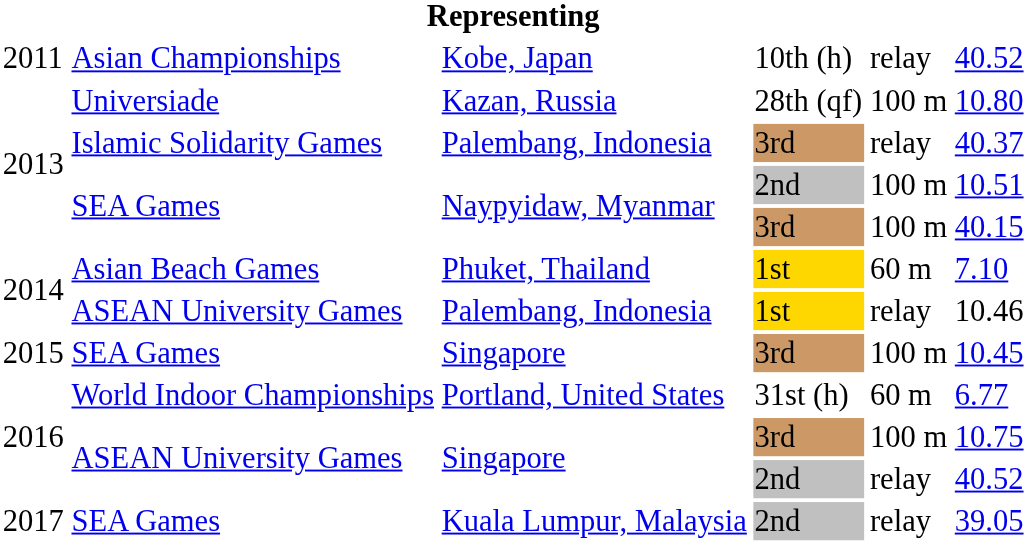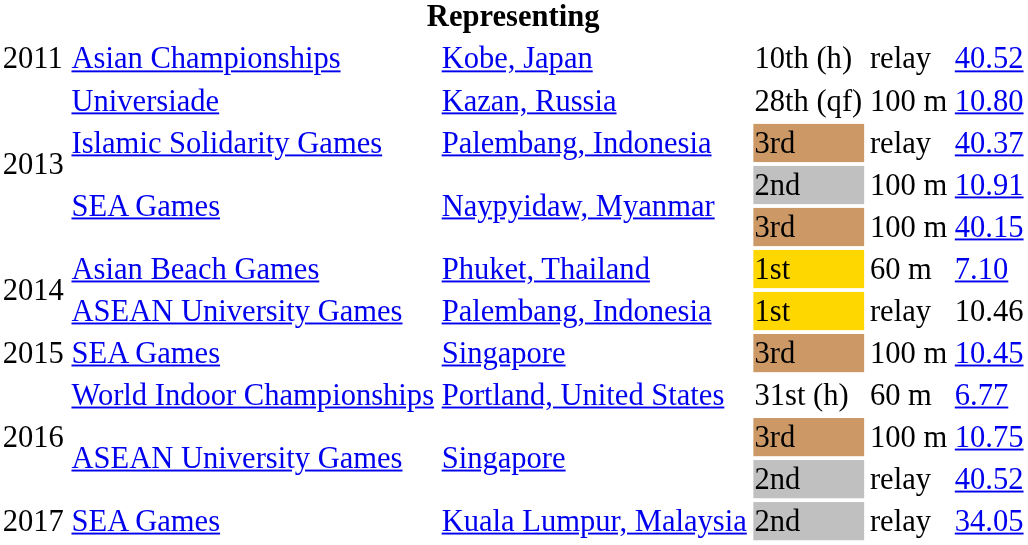(989, 184) 10.51 -> (989, 184) 10.91
(989, 520) 39.05 -> (989, 520) 34.05
